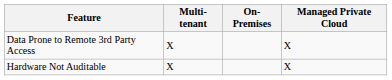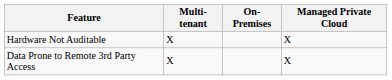rows swapped: (71, 45) <-> (56, 67)
